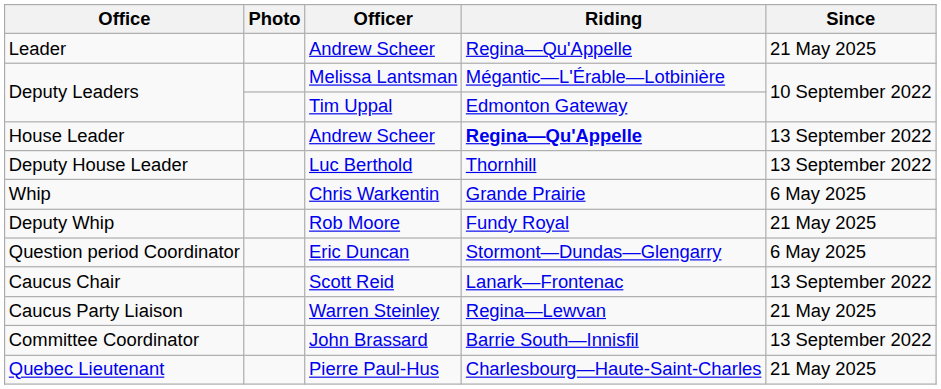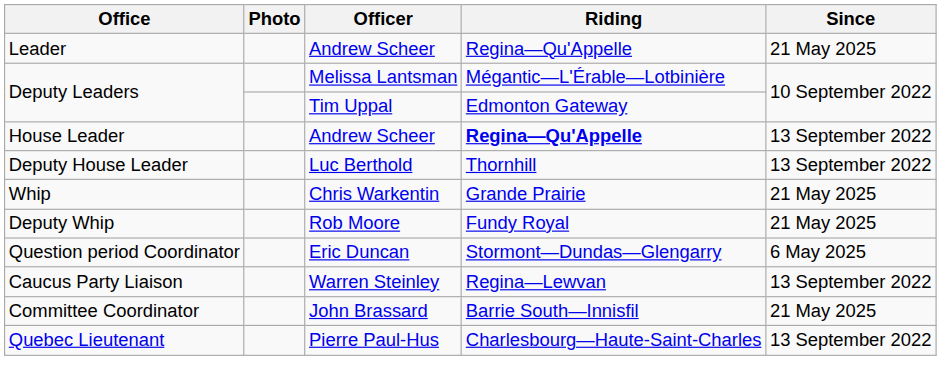(818, 194) 6 May 2025 -> (823, 194) 21 May 2025
- row: (65, 281)
(823, 310) 21 May 2025 -> (851, 281) 13 September 2022
(851, 340) 13 September 2022 -> (823, 310) 21 May 2025
(823, 369) 21 May 2025 -> (851, 340) 13 September 2022
